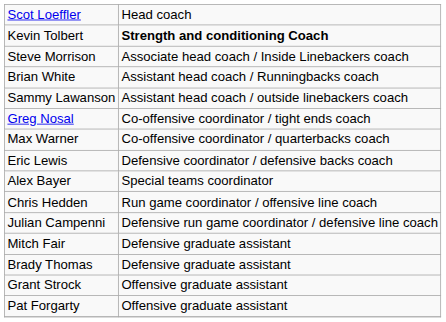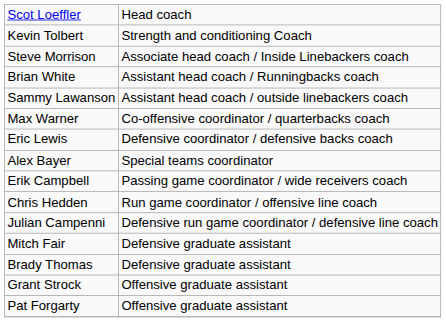(225, 35) bold -> (217, 35) normal
- row: (41, 118)
+ row: (48, 181)
